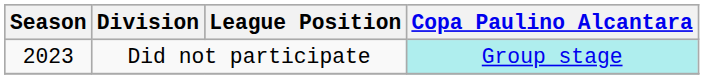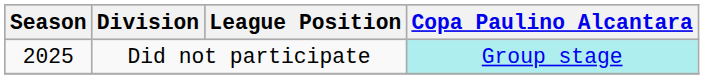(48, 57) 2023 -> (48, 57) 2025
